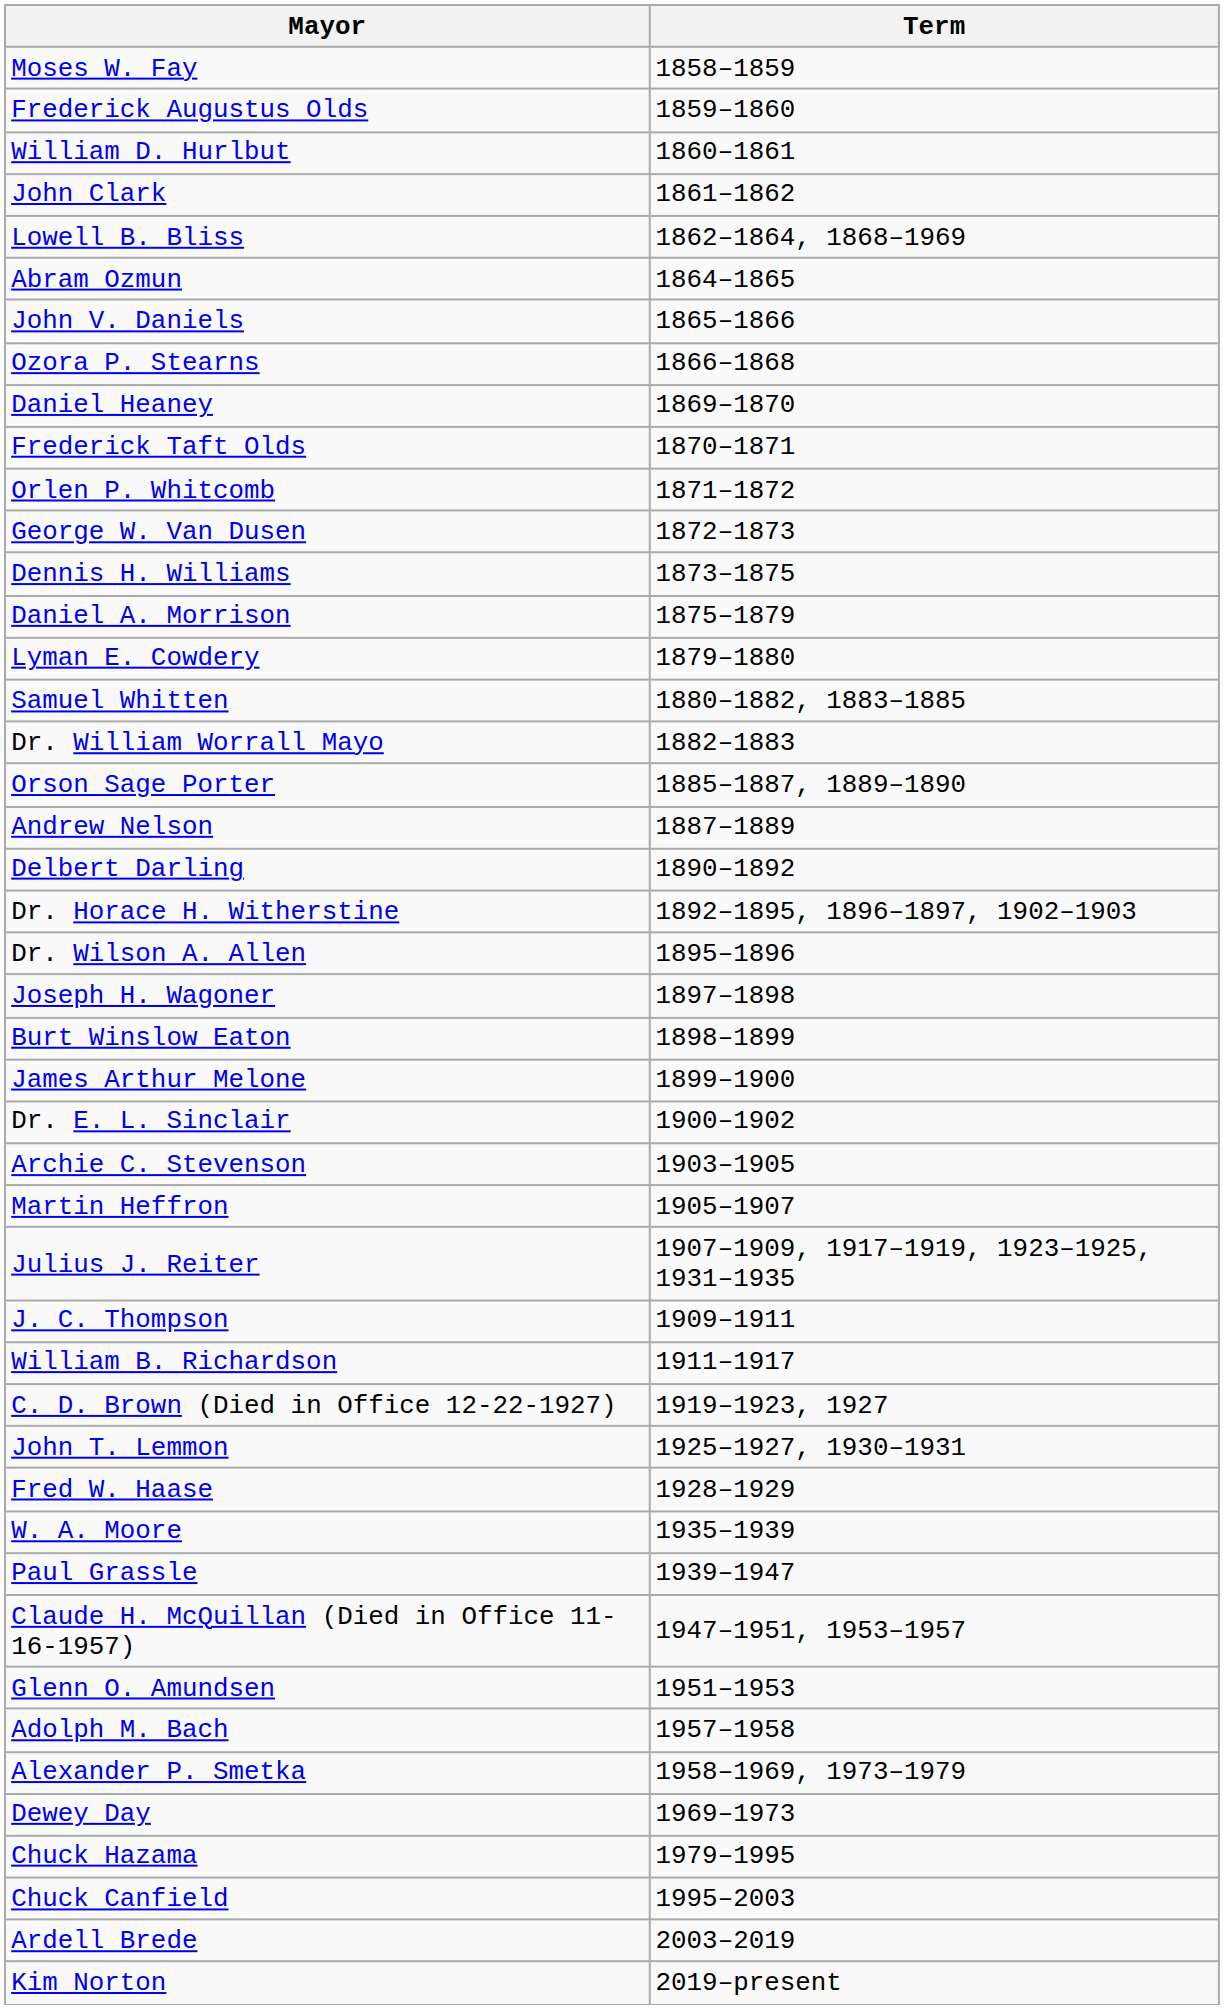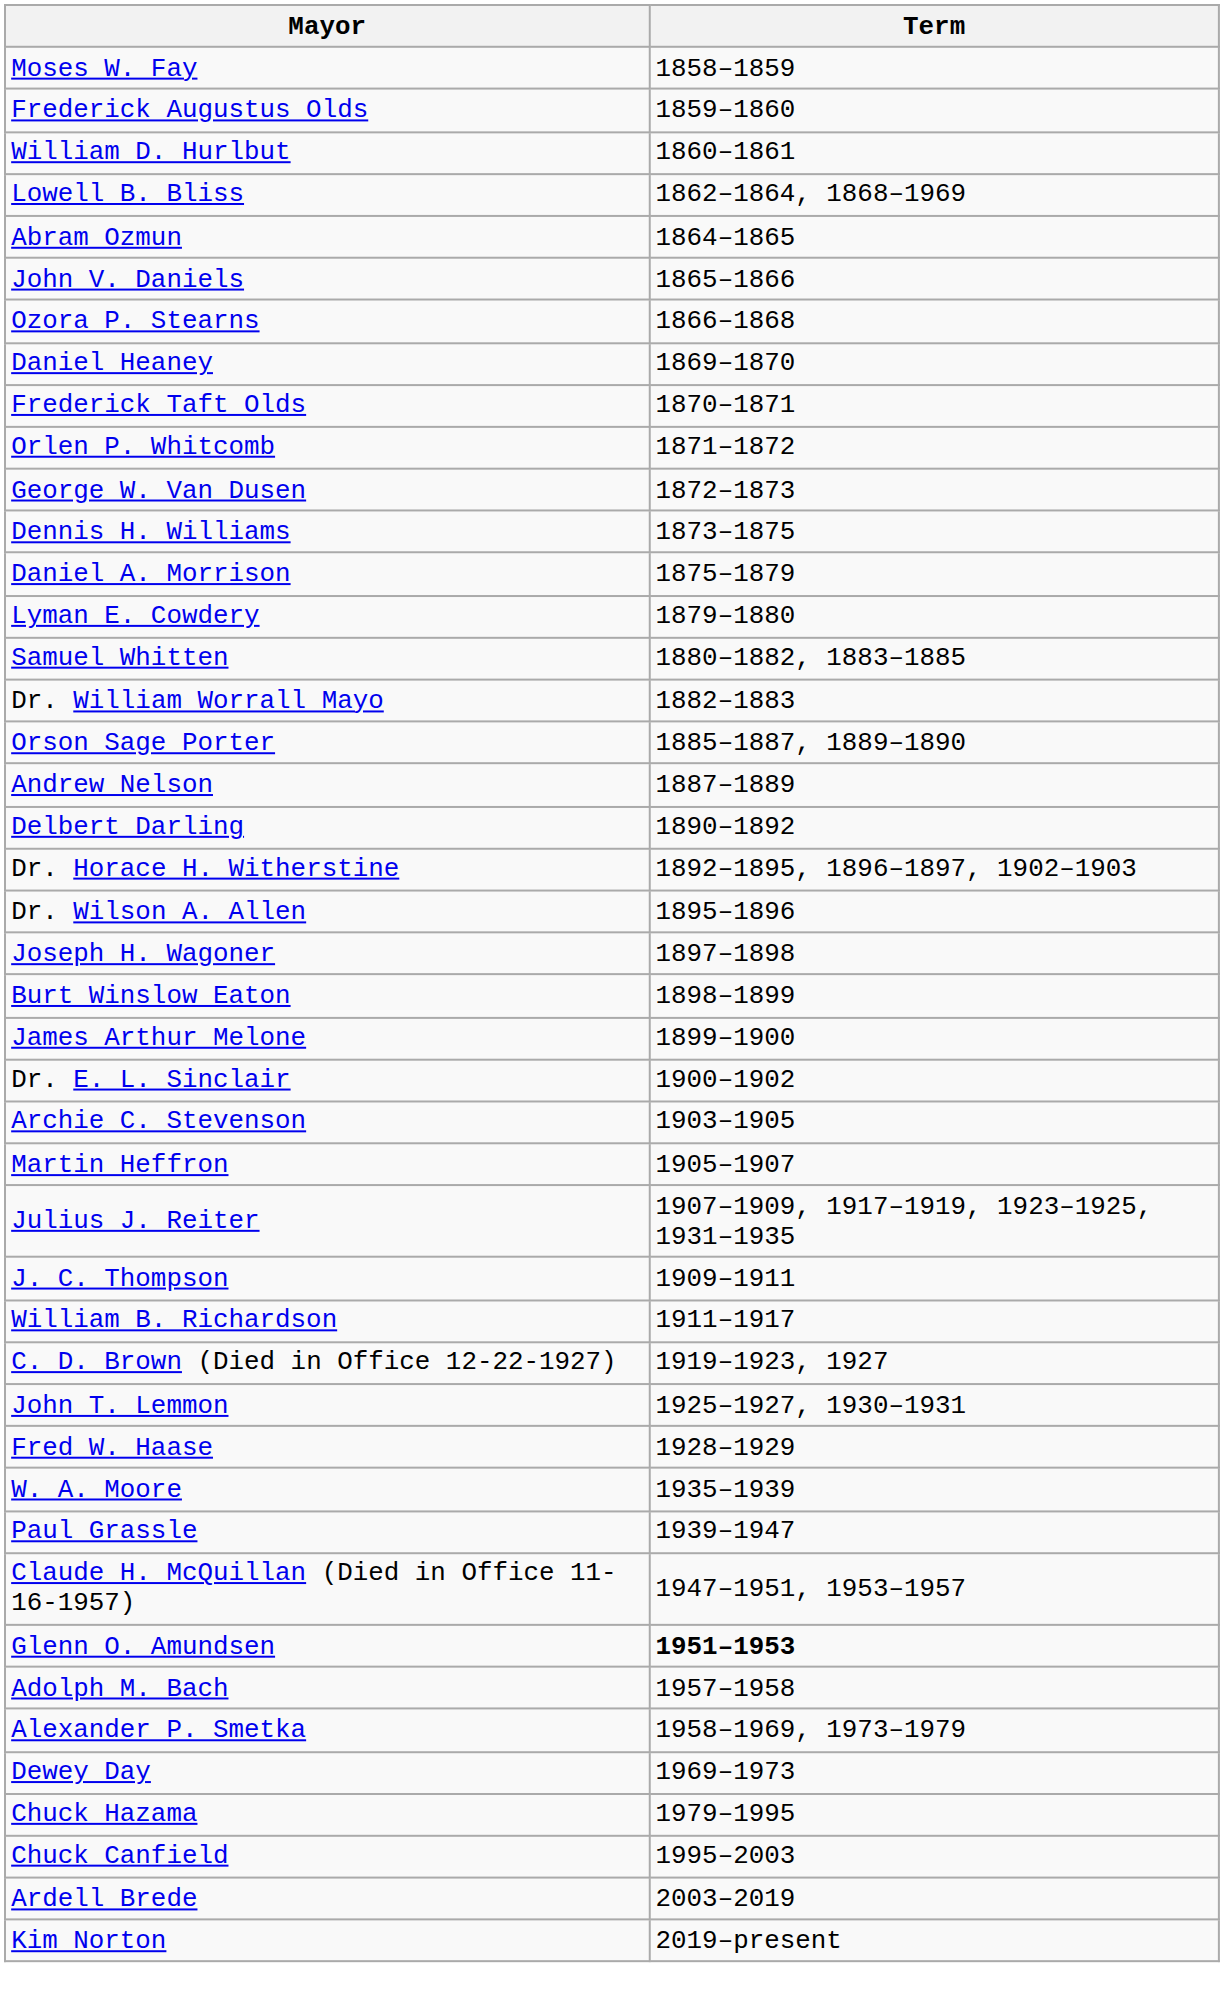- row: (89, 195)
(725, 1688) normal -> (725, 1646) bold
